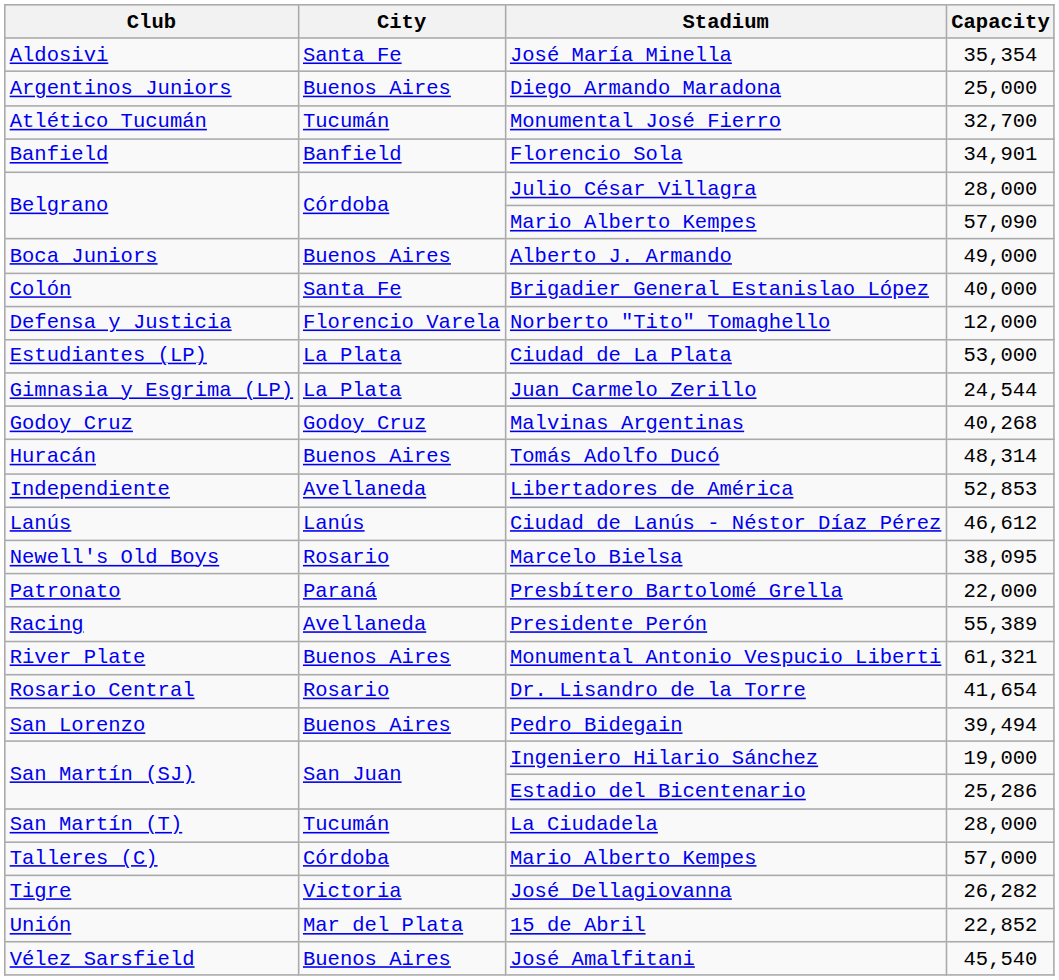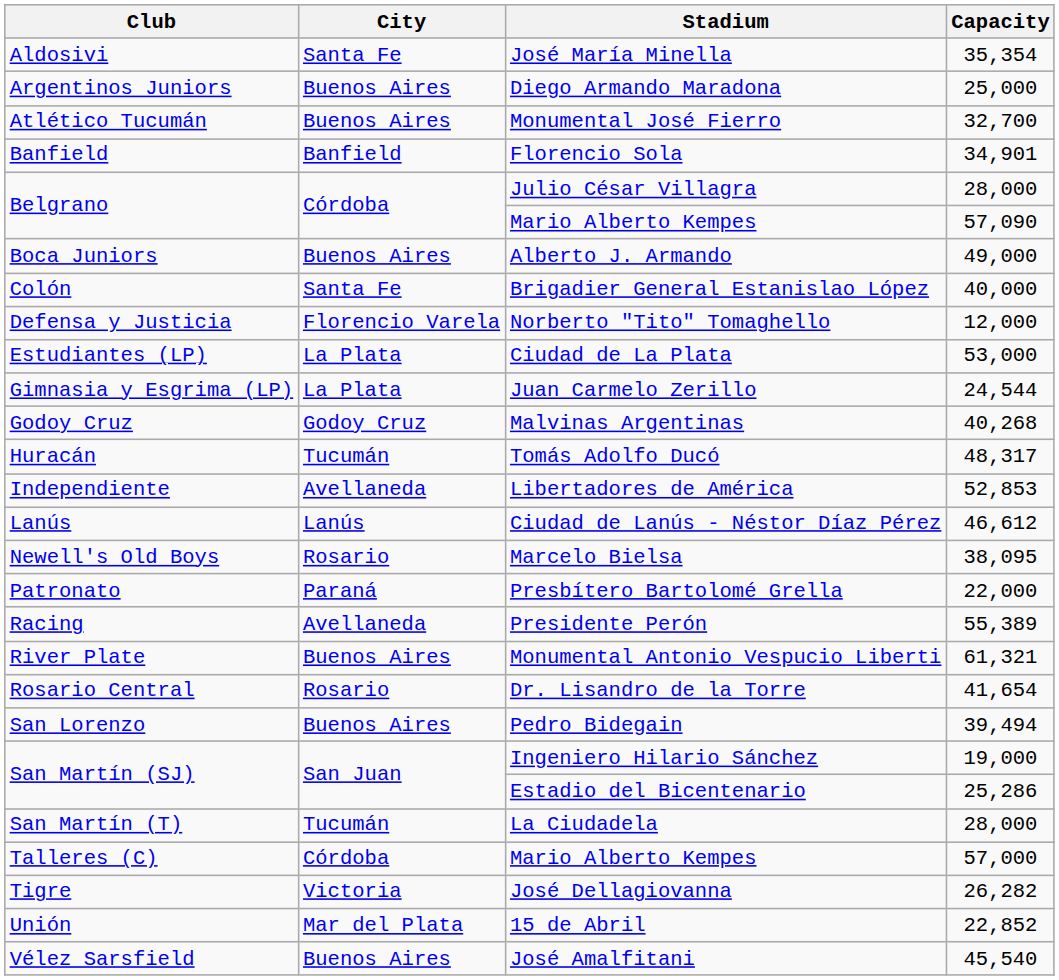(346, 122) Tucumán -> (377, 122) Buenos Aires
(377, 457) Buenos Aires -> (346, 457) Tucumán
(1000, 457) 48,314 -> (1000, 457) 48,317
